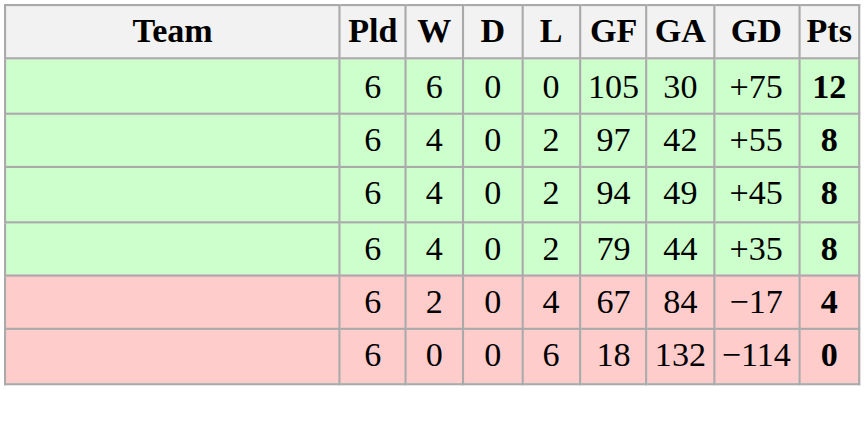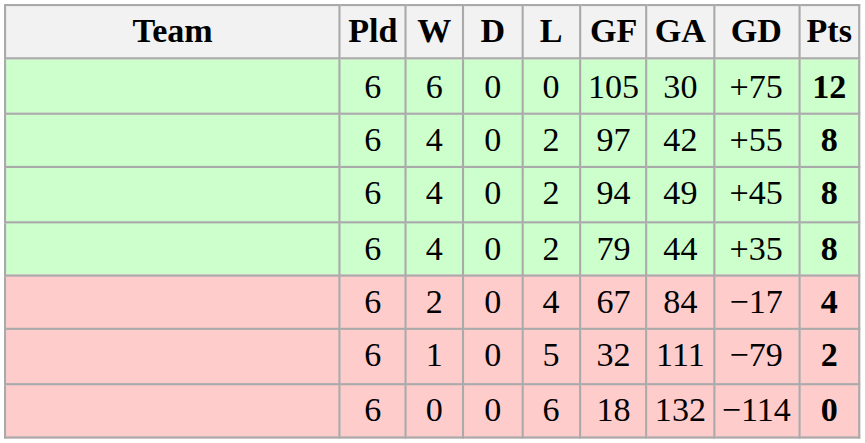+ row: (173, 356)
